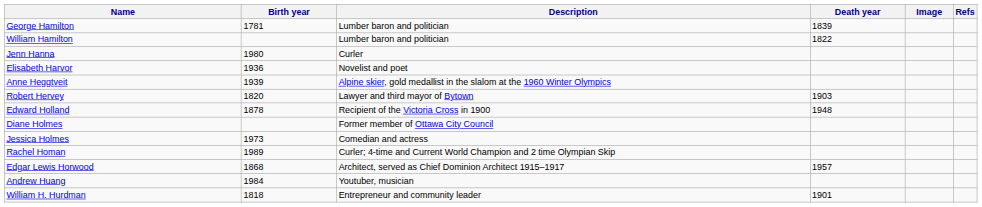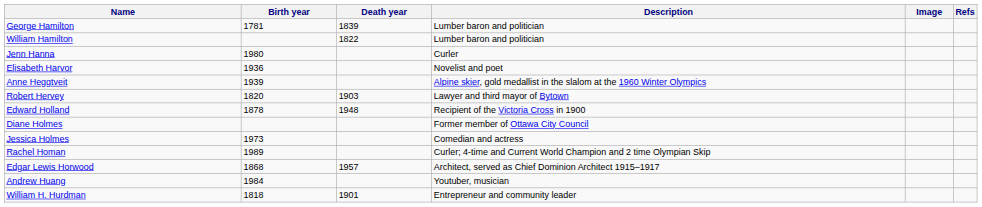columns swapped: (858, 12) <-> (573, 12)
